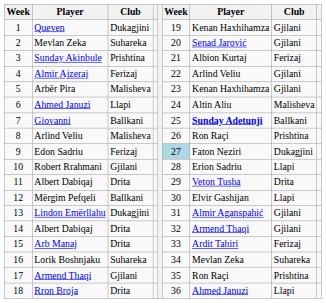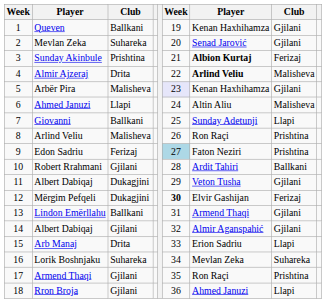(130, 27) Dukagjini -> (127, 27) Ballkani
(219, 58) normal -> (222, 58) bold
(124, 74) Ferizaj -> (120, 74) Drita
(216, 74) normal -> (218, 74) bold
(287, 74) Gjilani -> (294, 74) Malisheva
(176, 89) no background -> (176, 89) lavender background
(227, 120) bold -> (225, 120) normal
(290, 120) Ballkani -> (284, 120) Llapi
(293, 151) Dukagjini -> (291, 151) Prishtina
(217, 167) Erion Sadriu -> (215, 167) Ardit Tahiri
(284, 167) Llapi -> (290, 167) Ballkani
(120, 182) Drita -> (130, 182) Dukagjini
(284, 182) Drita -> (287, 182) Gjilani
(127, 197) Ballkani -> (130, 197) Dukagjini
(176, 197) normal -> (176, 197) bold
(284, 197) Llapi -> (287, 197) Ferizaj
(130, 213) Dukagjini -> (127, 213) Ballkani
(228, 213) Almir Aganspahić -> (221, 213) Armend Thaqi
(120, 228) Drita -> (124, 228) Gjilani
(221, 228) Armend Thaqi -> (228, 228) Almir Aganspahić
(215, 244) Ardit Tahiri -> (217, 244) Erion Sadriu
(287, 244) Ferizaj -> (284, 244) Llapi
(120, 290) Drita -> (124, 290) Gjilani
